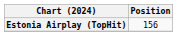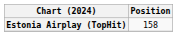(151, 25) 156 -> (151, 25) 158
